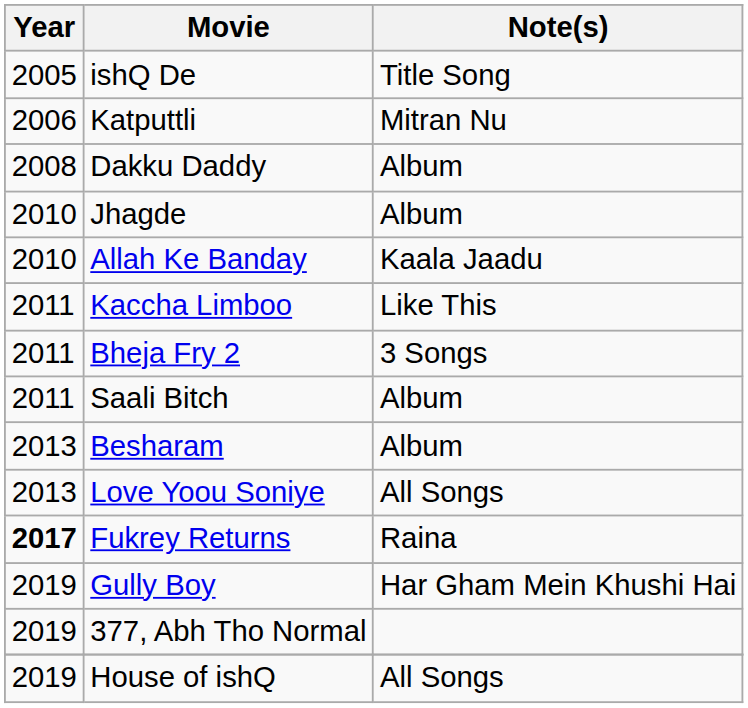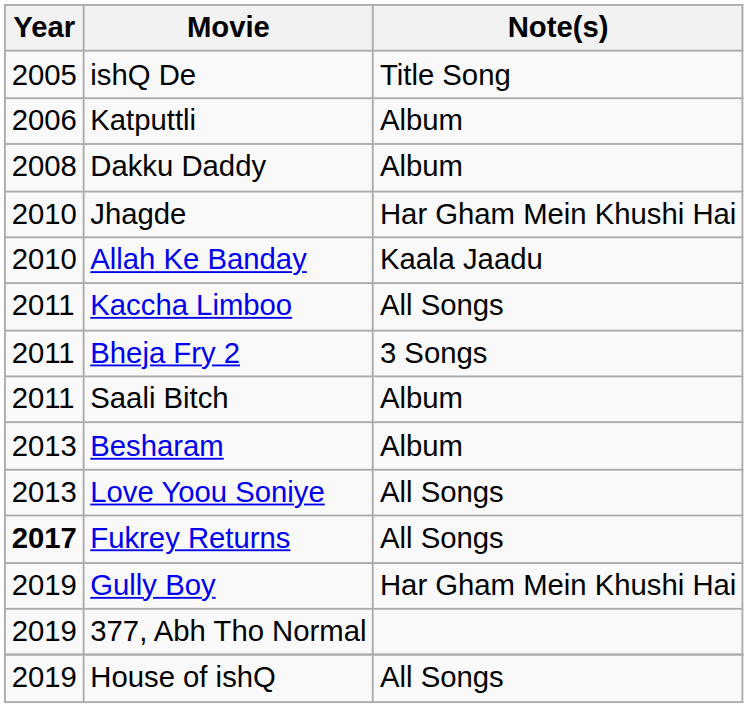(443, 120) Mitran Nu -> (421, 120) Album
(421, 213) Album -> (558, 213) Har Gham Mein Khushi Hai
(438, 306) Like This -> (442, 306) All Songs
(418, 538) Raina -> (442, 538) All Songs
